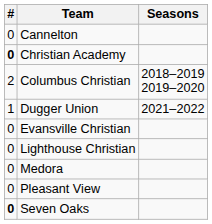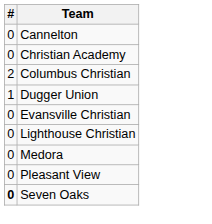- column: (173, 14)
(11, 54) bold -> (11, 54) normal
